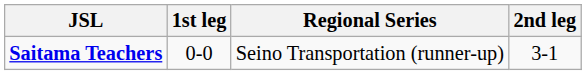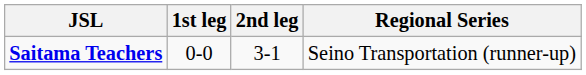columns swapped: (545, 20) <-> (370, 20)
